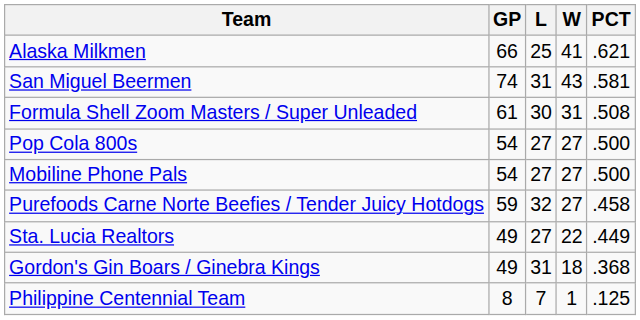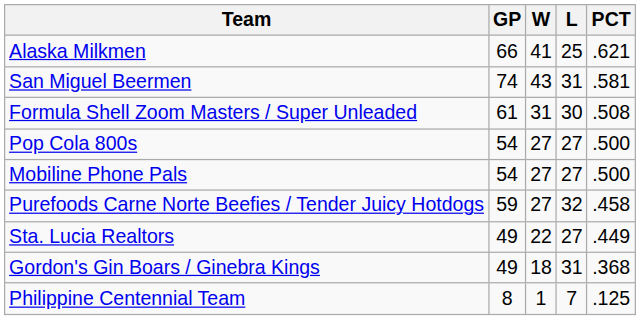columns swapped: (572, 19) <-> (541, 19)
